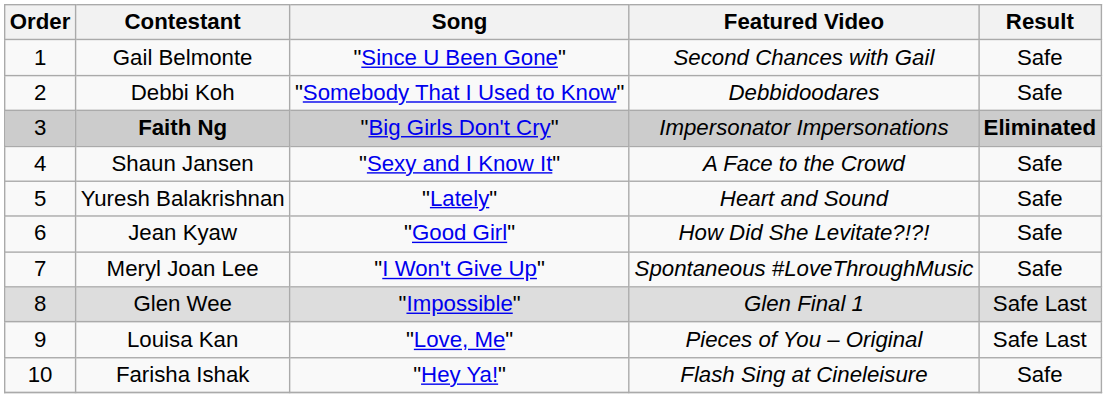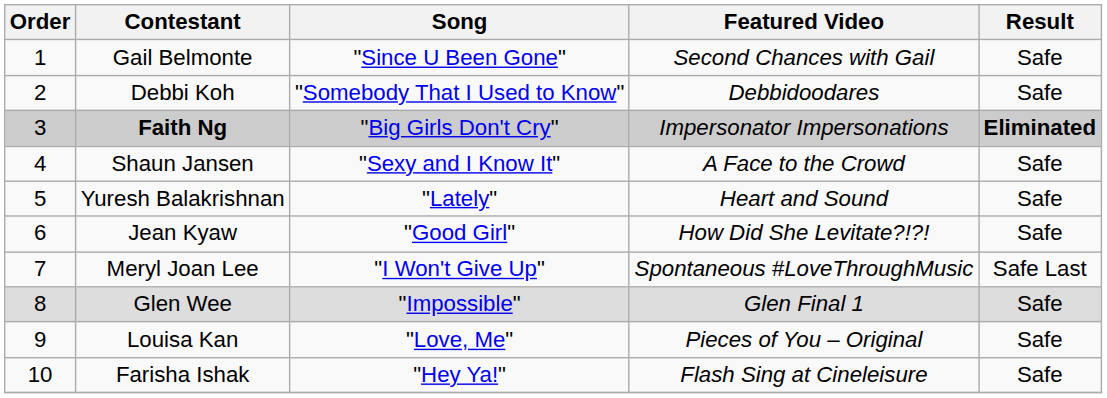(1040, 269) Safe -> (1040, 269) Safe Last
(1040, 304) Safe Last -> (1040, 304) Safe
(1040, 339) Safe Last -> (1040, 339) Safe
